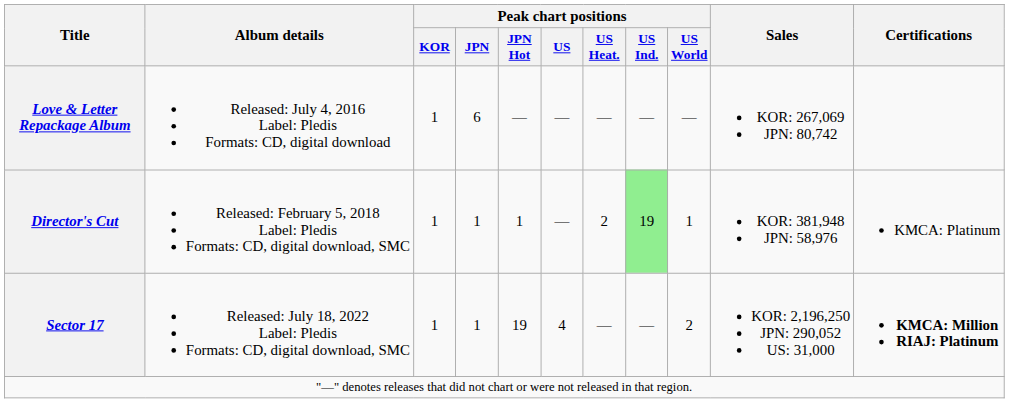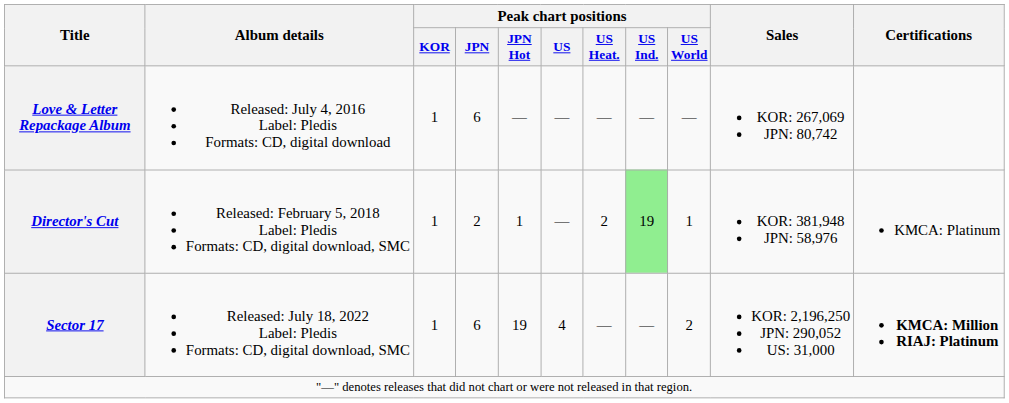(477, 221) 1 -> (477, 221) 2
(477, 324) 1 -> (477, 324) 6
